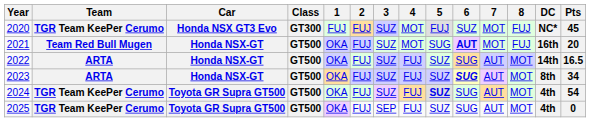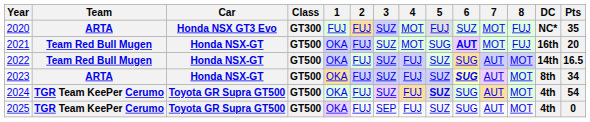(99, 28) TGR Team KeePer Cerumo -> (99, 28) ARTA
(573, 28) 45 -> (573, 28) 35
(99, 60) ARTA -> (99, 60) Team Red Bull Mugen
